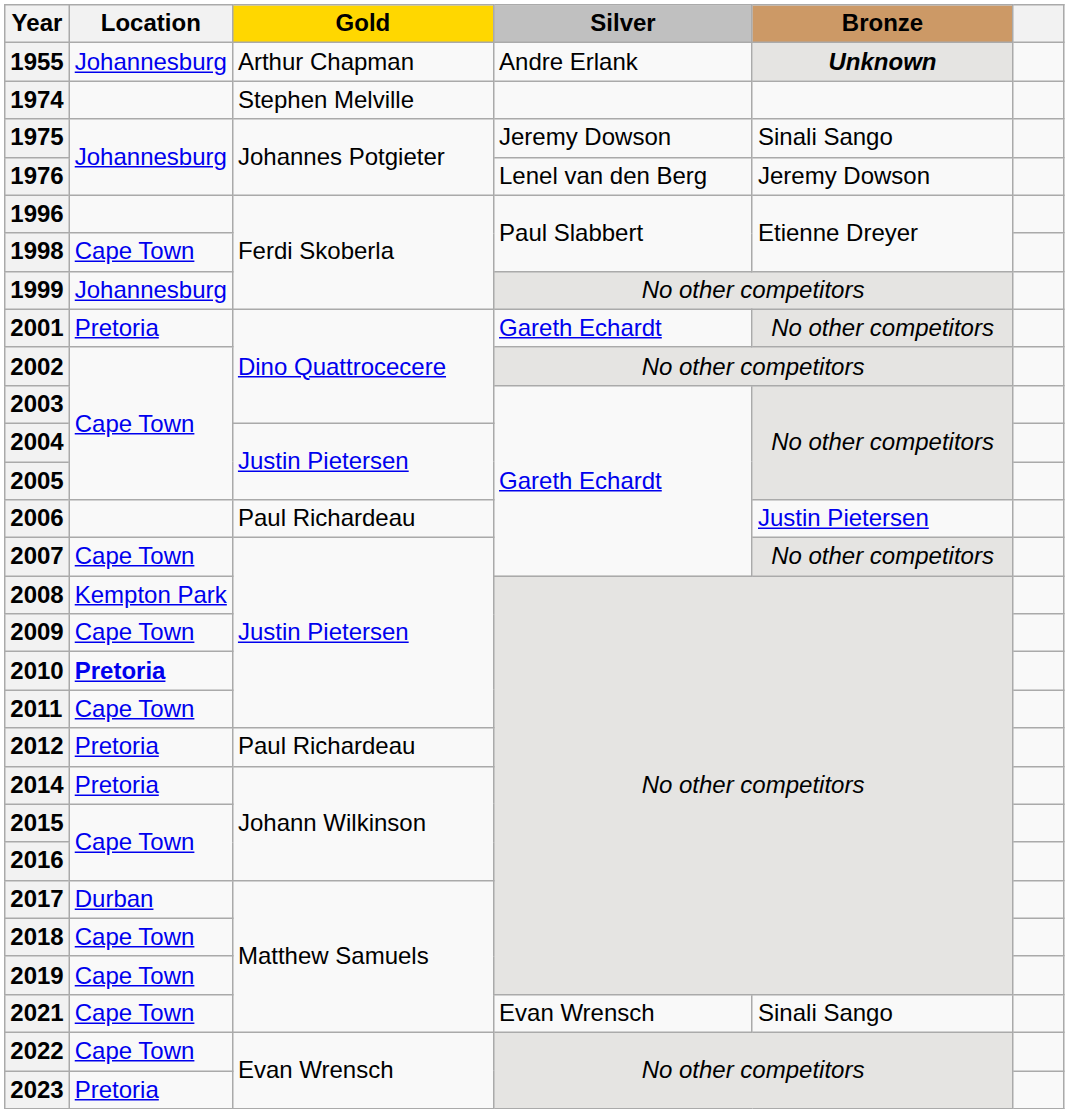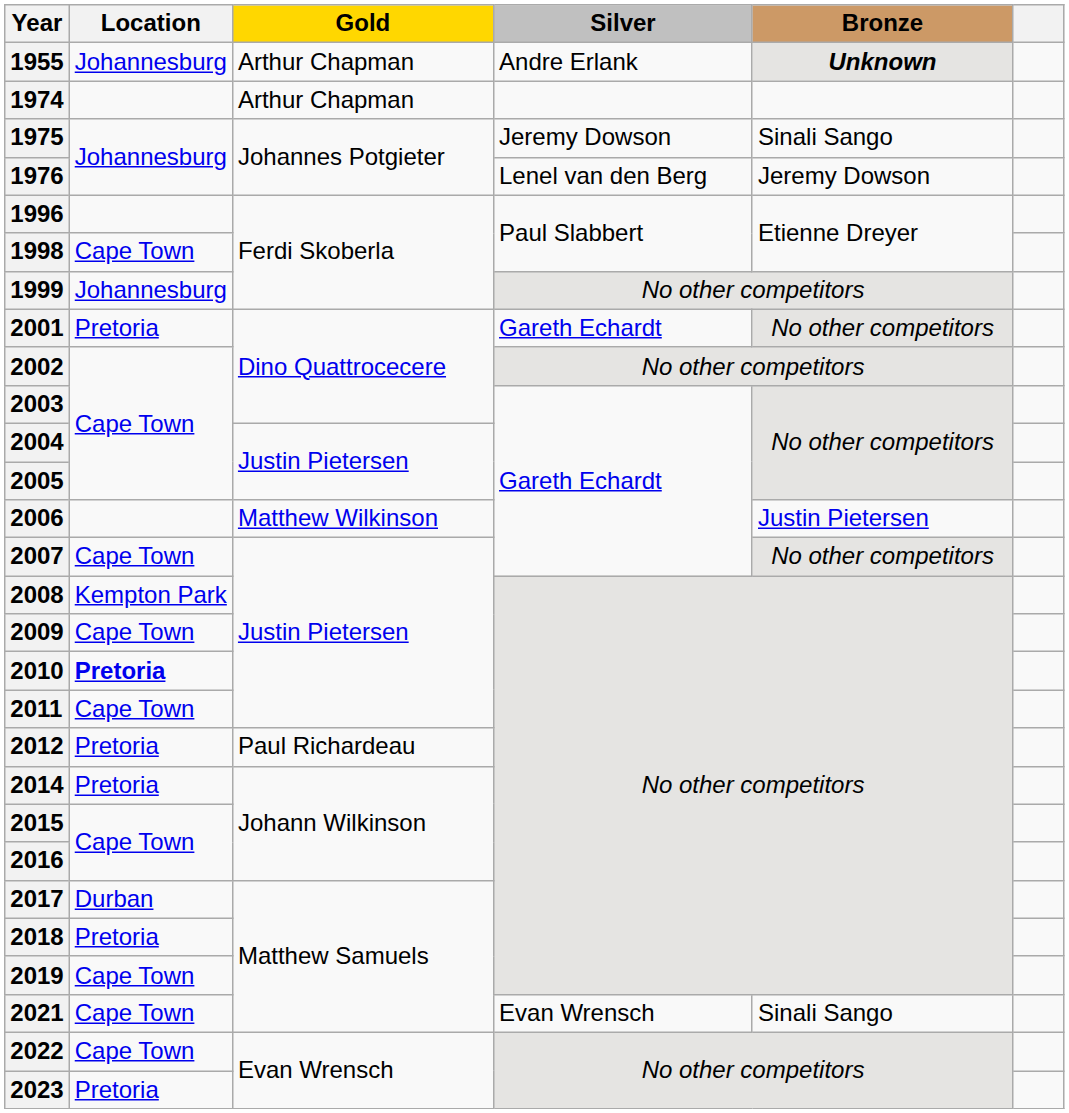(326, 99) Stephen Melville -> (326, 99) Arthur Chapman
(327, 518) Paul Richardeau -> (338, 518) Matthew Wilkinson
(135, 937) Cape Town -> (117, 937) Pretoria
